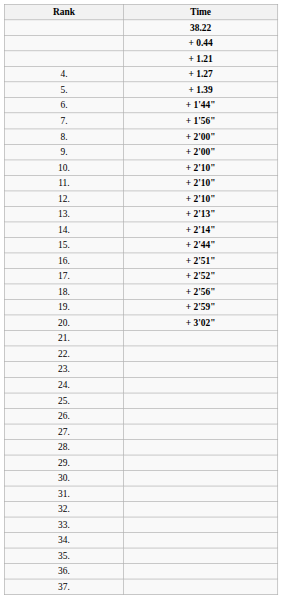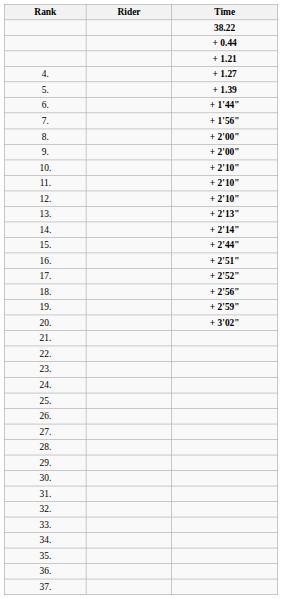+ column: (129, 12)
